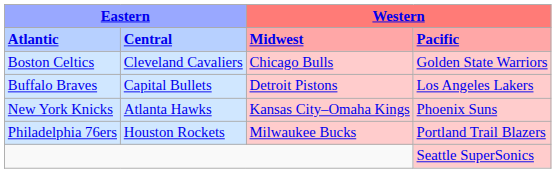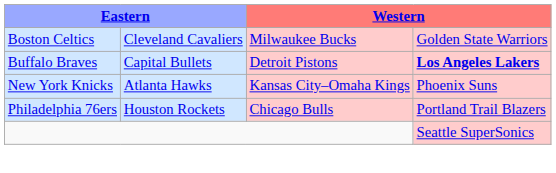- row: (33, 39)
(291, 62) Chicago Bulls -> (303, 39) Milwaukee Bucks
(475, 86) normal -> (478, 62) bold
(303, 132) Milwaukee Bucks -> (291, 109) Chicago Bulls
